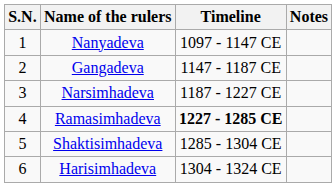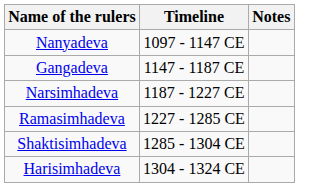- column: (22, 17)
(231, 118) bold -> (194, 118) normal
